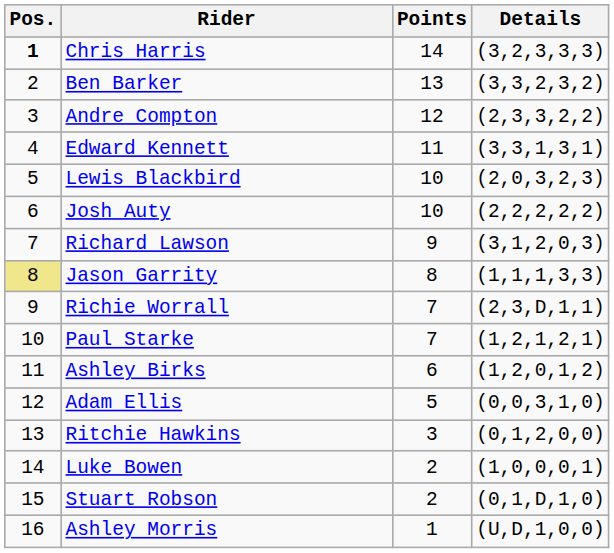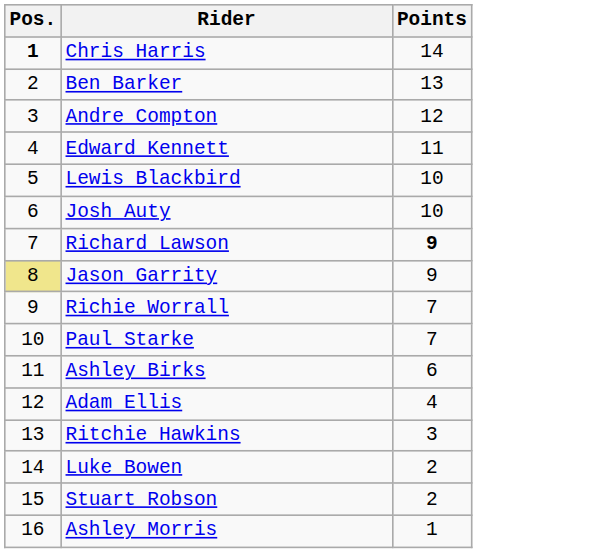- column: (540, 21)
(432, 244) normal -> (432, 244) bold
(432, 276) 8 -> (432, 276) 9
(432, 404) 5 -> (432, 404) 4
